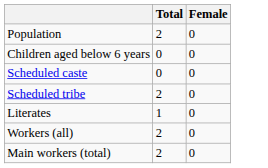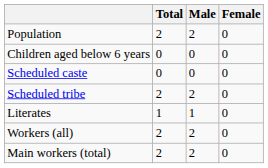+ column: (202, 14)
